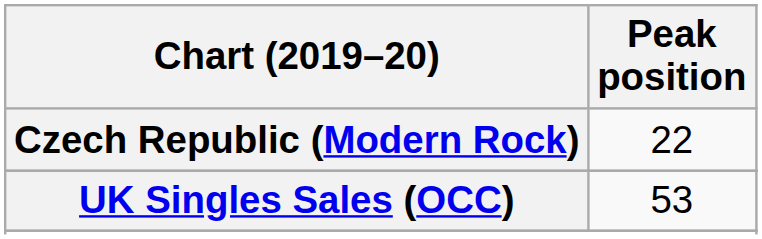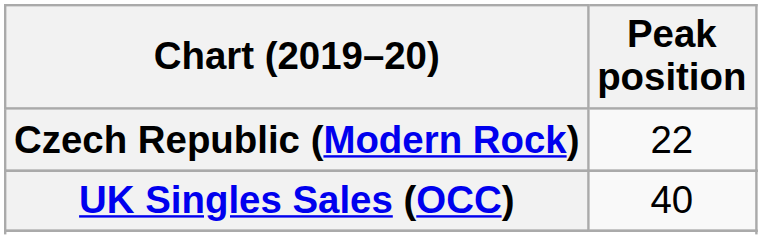(672, 199) 53 -> (672, 199) 40
